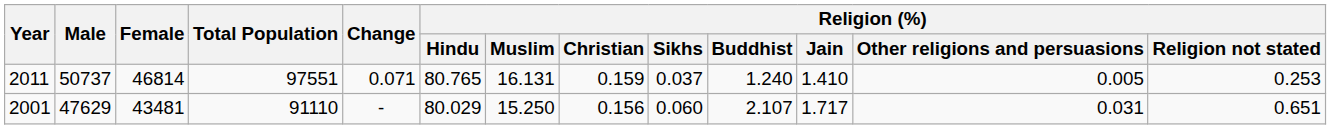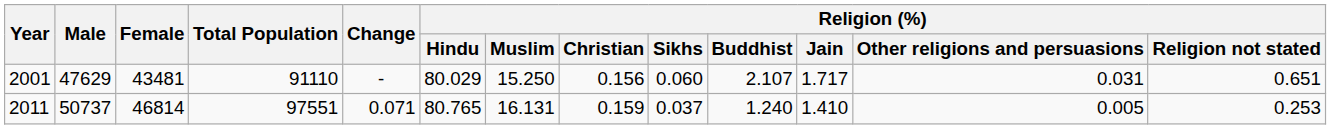rows swapped: (30, 108) <-> (29, 78)
